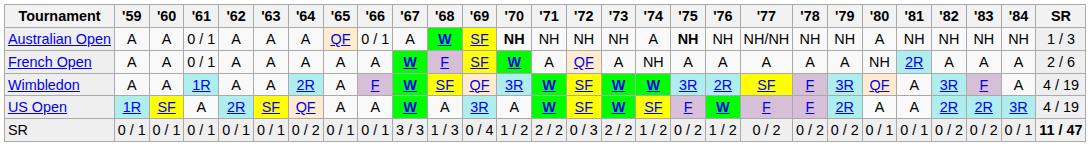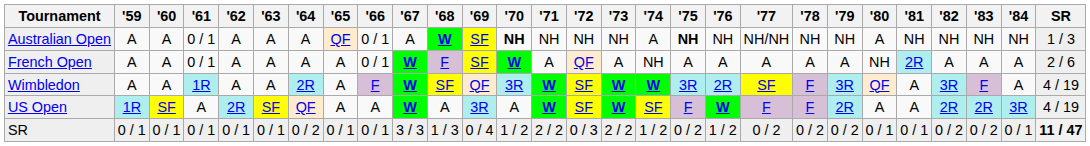(375, 62) A -> (375, 62) 0 / 1
